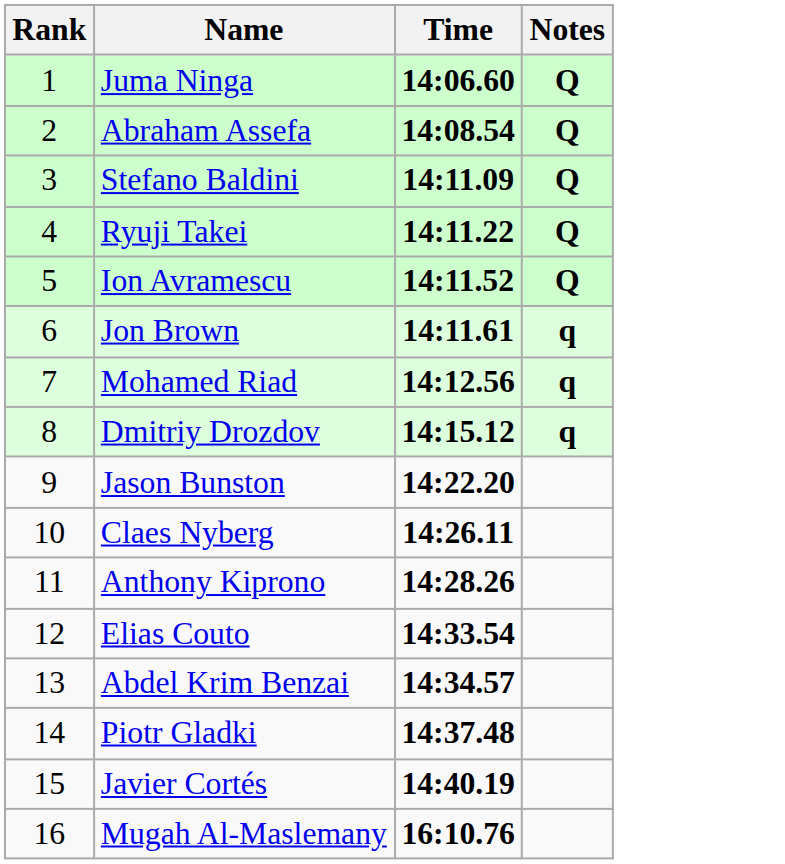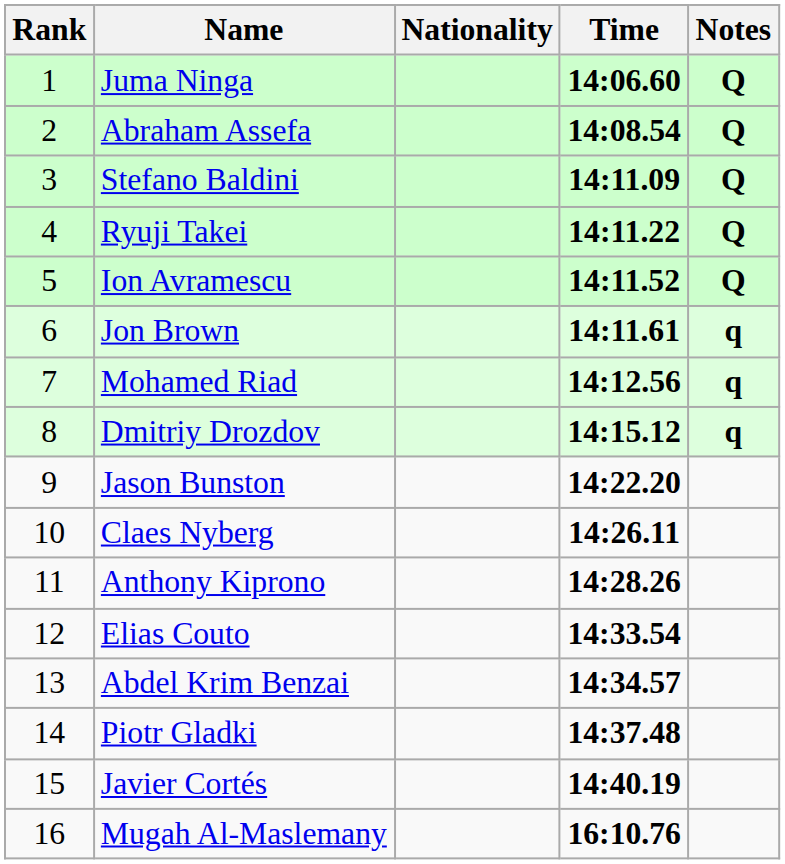+ column: (477, 29)
